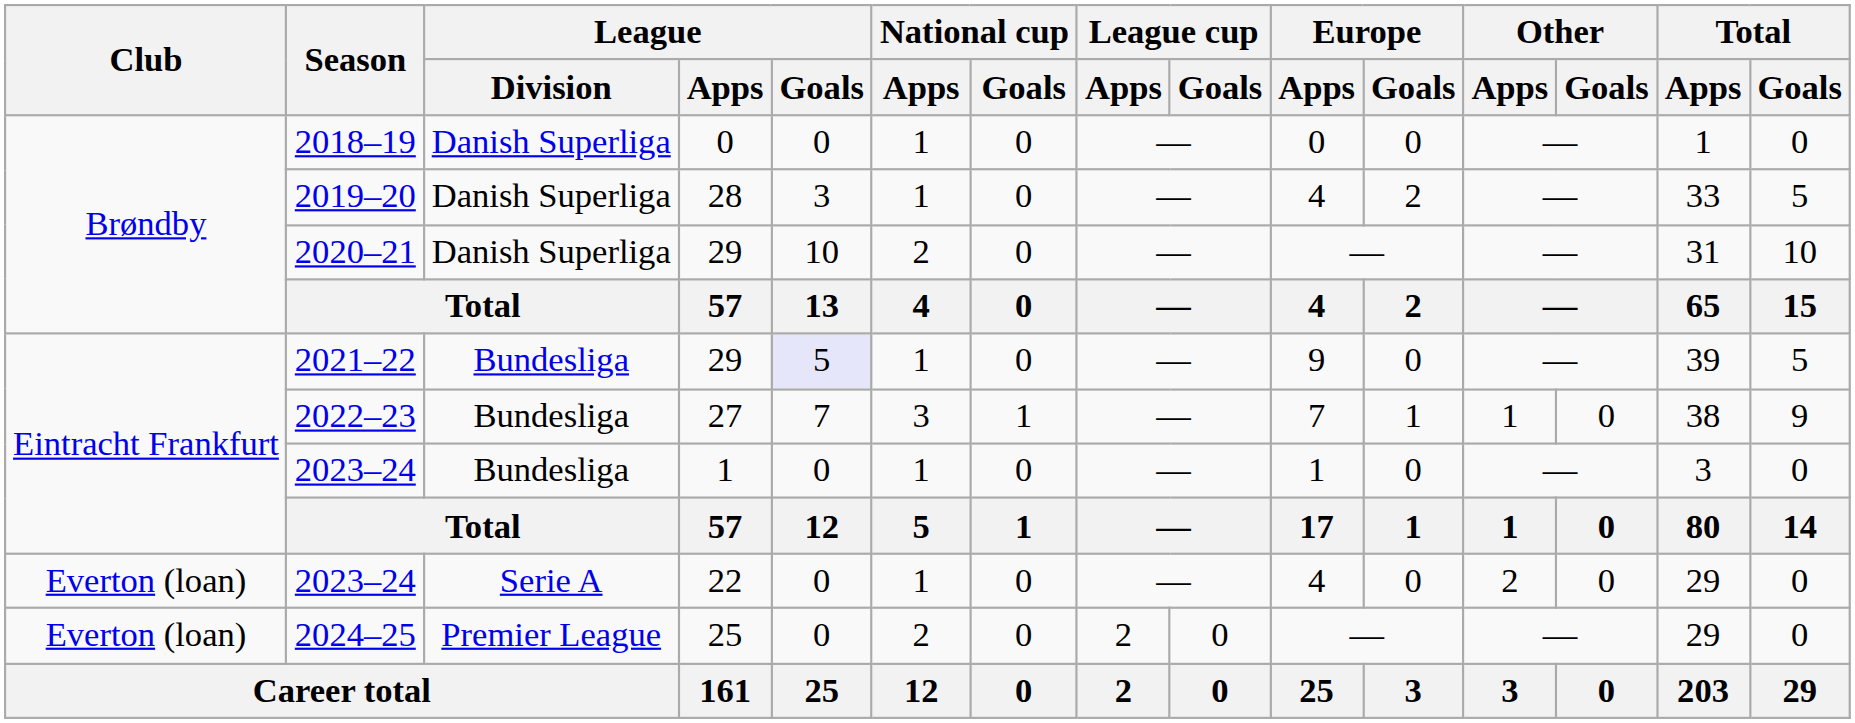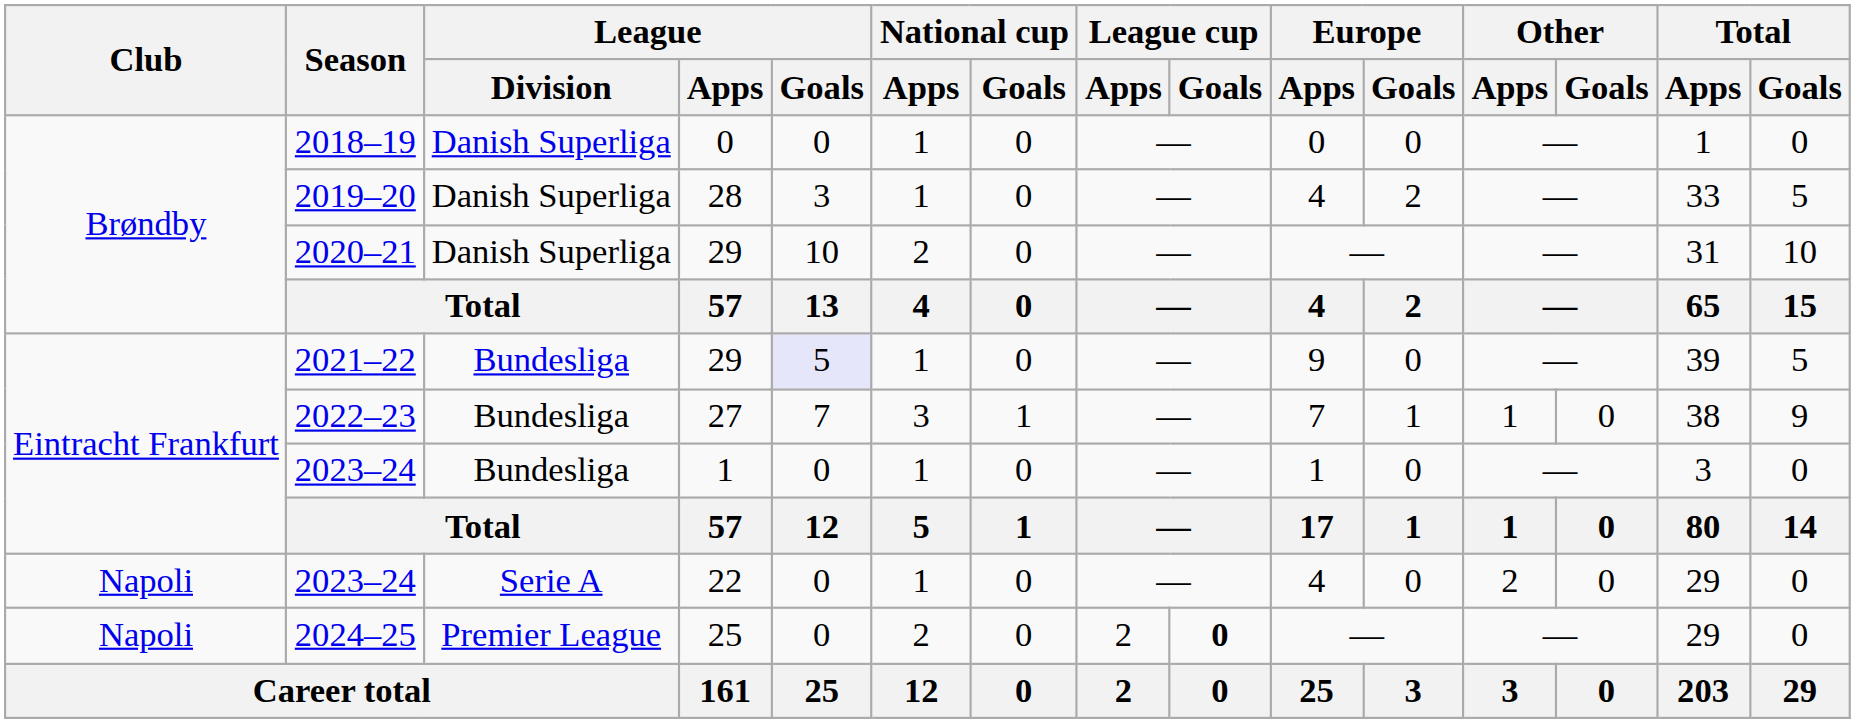(146, 580) Everton (loan) -> (146, 580) Napoli
(146, 634) Everton (loan) -> (146, 634) Napoli
(1220, 634) normal -> (1220, 634) bold
